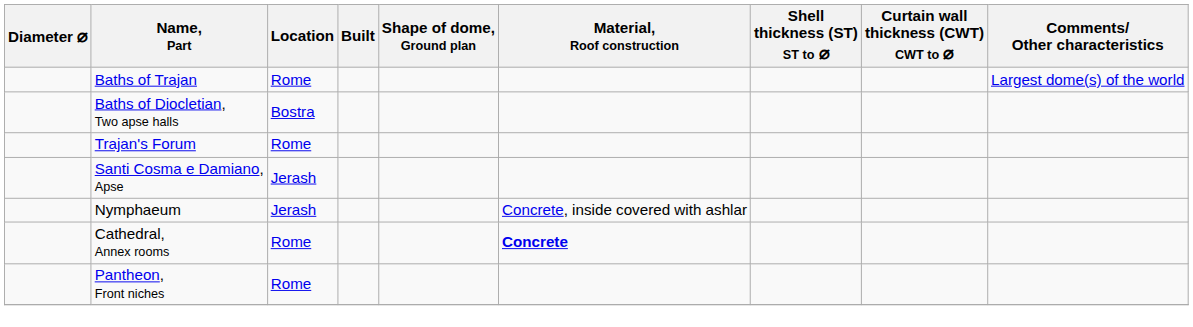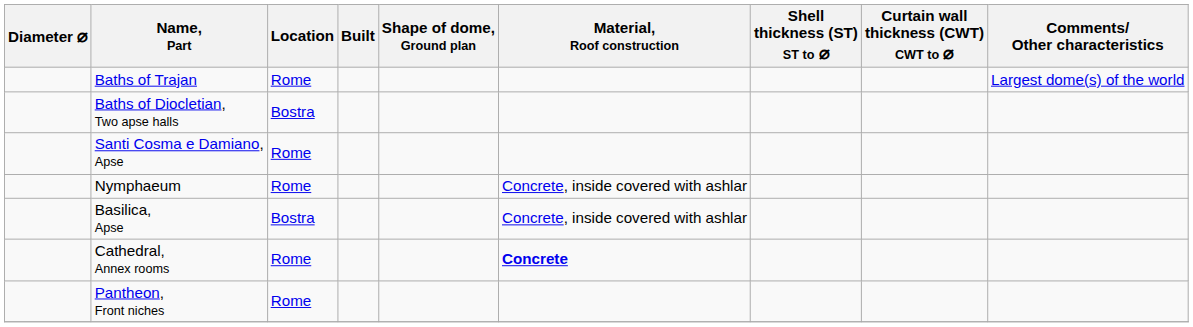- row: (145, 144)
(294, 177) Jerash -> (291, 153) Rome
(294, 210) Jerash -> (291, 186) Rome
+ row: (123, 218)
